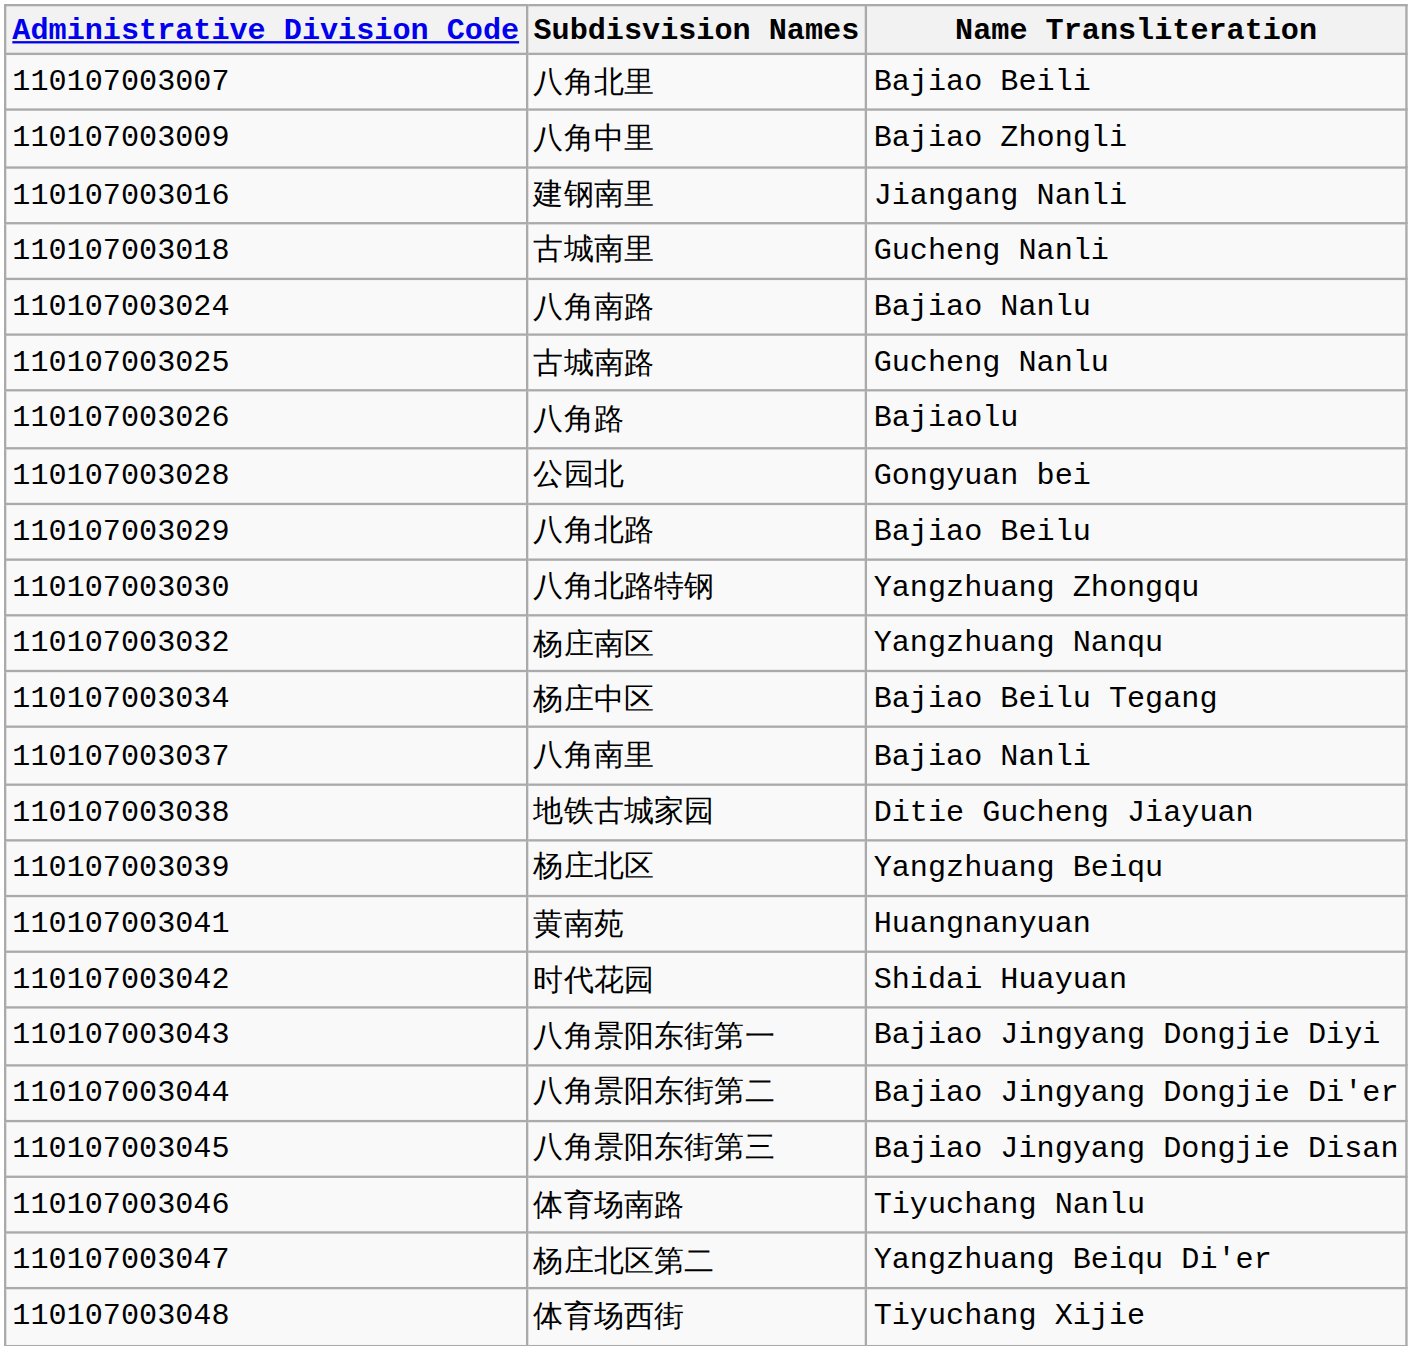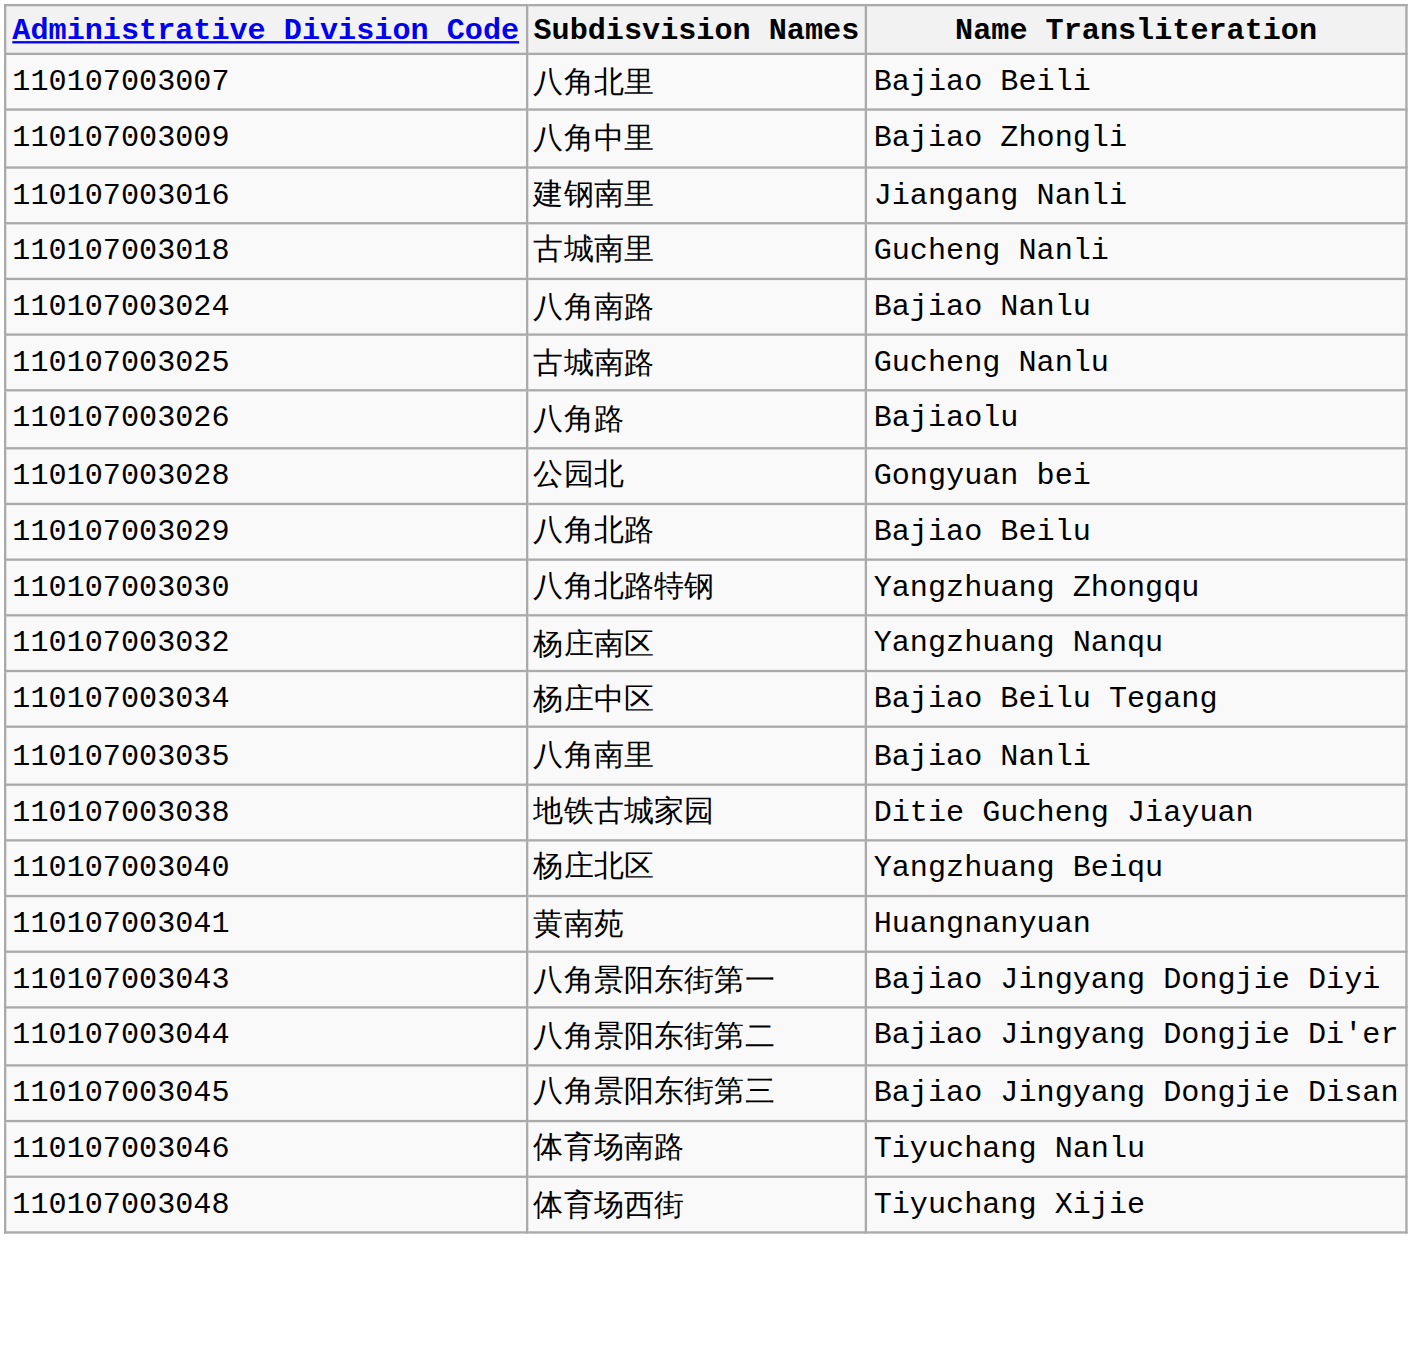(121, 756) 110107003037 -> (121, 756) 110107003035
(121, 868) 110107003039 -> (121, 868) 110107003040
- row: (594, 981)
- row: (624, 1262)
